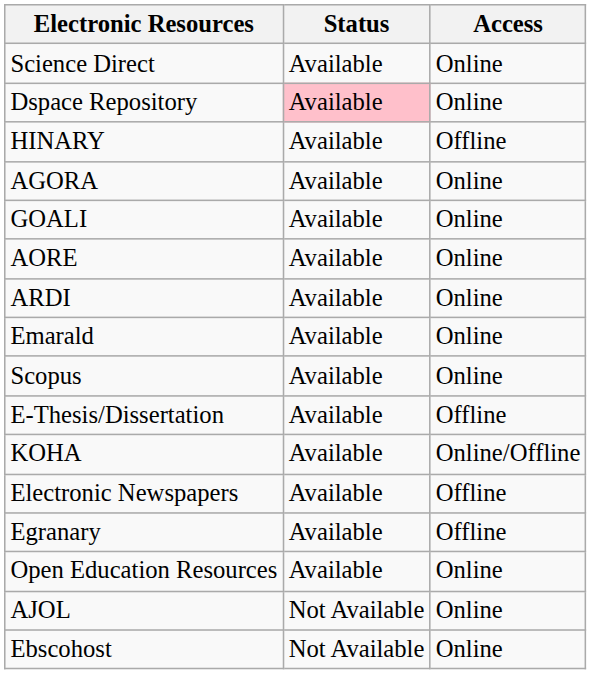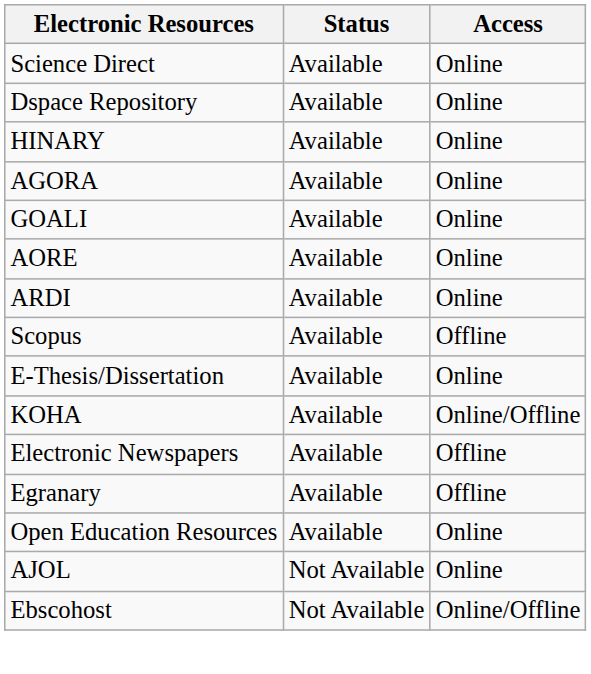(336, 102) pink background -> (336, 102) no background
(471, 141) Offline -> (469, 141) Online
- row: (52, 336)
(469, 375) Online -> (471, 336) Offline
(471, 414) Offline -> (469, 375) Online
(469, 649) Online -> (508, 610) Online/Offline
